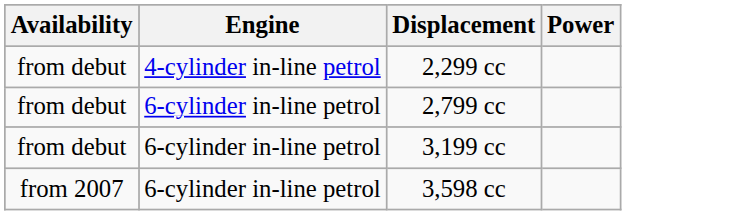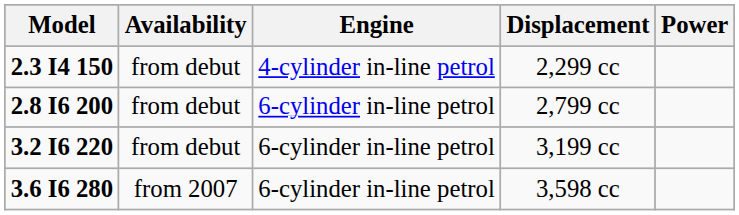+ column: (62, 25)
